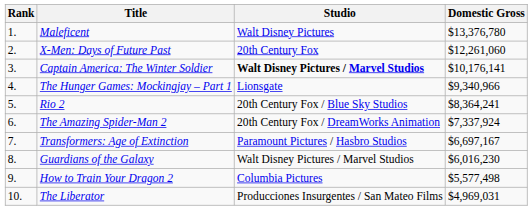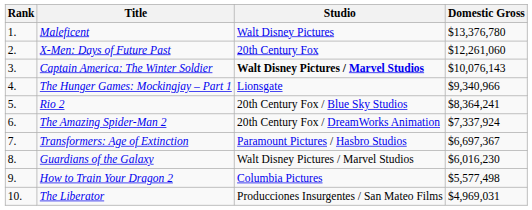(477, 68) $10,176,141 -> (477, 68) $10,076,143
(474, 141) $6,697,167 -> (474, 141) $6,697,367
